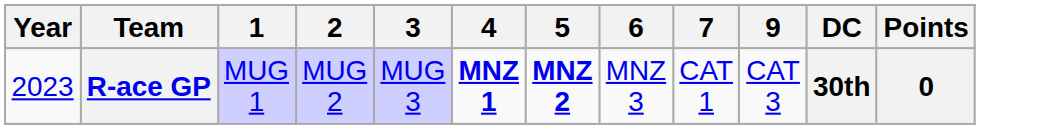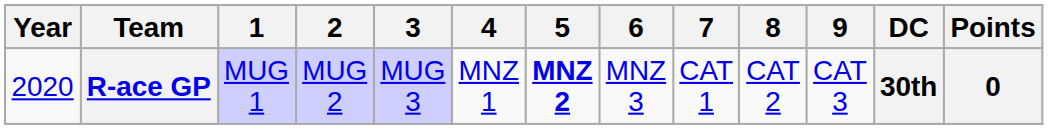+ column: (773, 27)
(43, 86) 2023 -> (43, 86) 2020
(489, 86) bold -> (489, 86) normal
